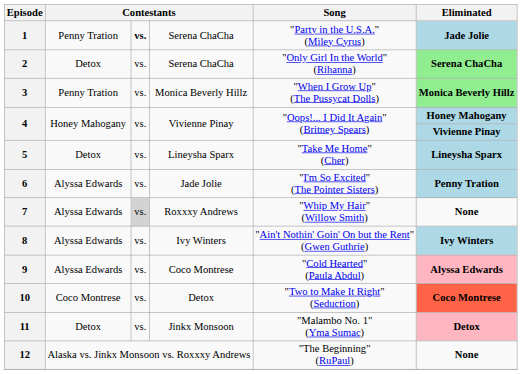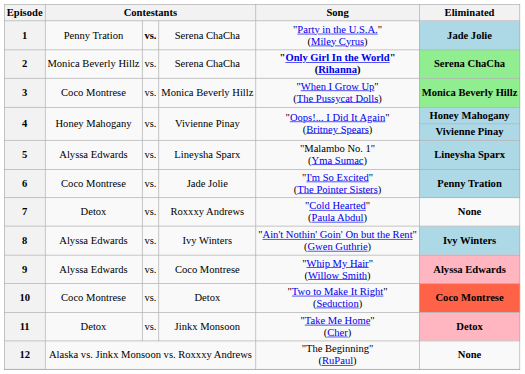(88, 64) Detox -> (93, 64) Monica Beverly Hillz
(335, 64) normal -> (338, 64) bold
(88, 92) Penny Tration -> (93, 92) Coco Montrese
(88, 154) Detox -> (93, 154) Alyssa Edwards
(335, 154) "Take Me Home" (Cher) -> (338, 154) "Malambo No. 1" (Yma Sumac)
(88, 183) Alyssa Edwards -> (93, 183) Coco Montrese
(88, 212) Alyssa Edwards -> (93, 212) Detox
(140, 212) lightgrey background -> (150, 212) no background
(335, 212) "Whip My Hair" (Willow Smith) -> (338, 212) "Cold Hearted" (Paula Abdul)
(335, 269) "Cold Hearted" (Paula Abdul) -> (338, 269) "Whip My Hair" (Willow Smith)
(335, 326) "Malambo No. 1" (Yma Sumac) -> (338, 326) "Take Me Home" (Cher)
